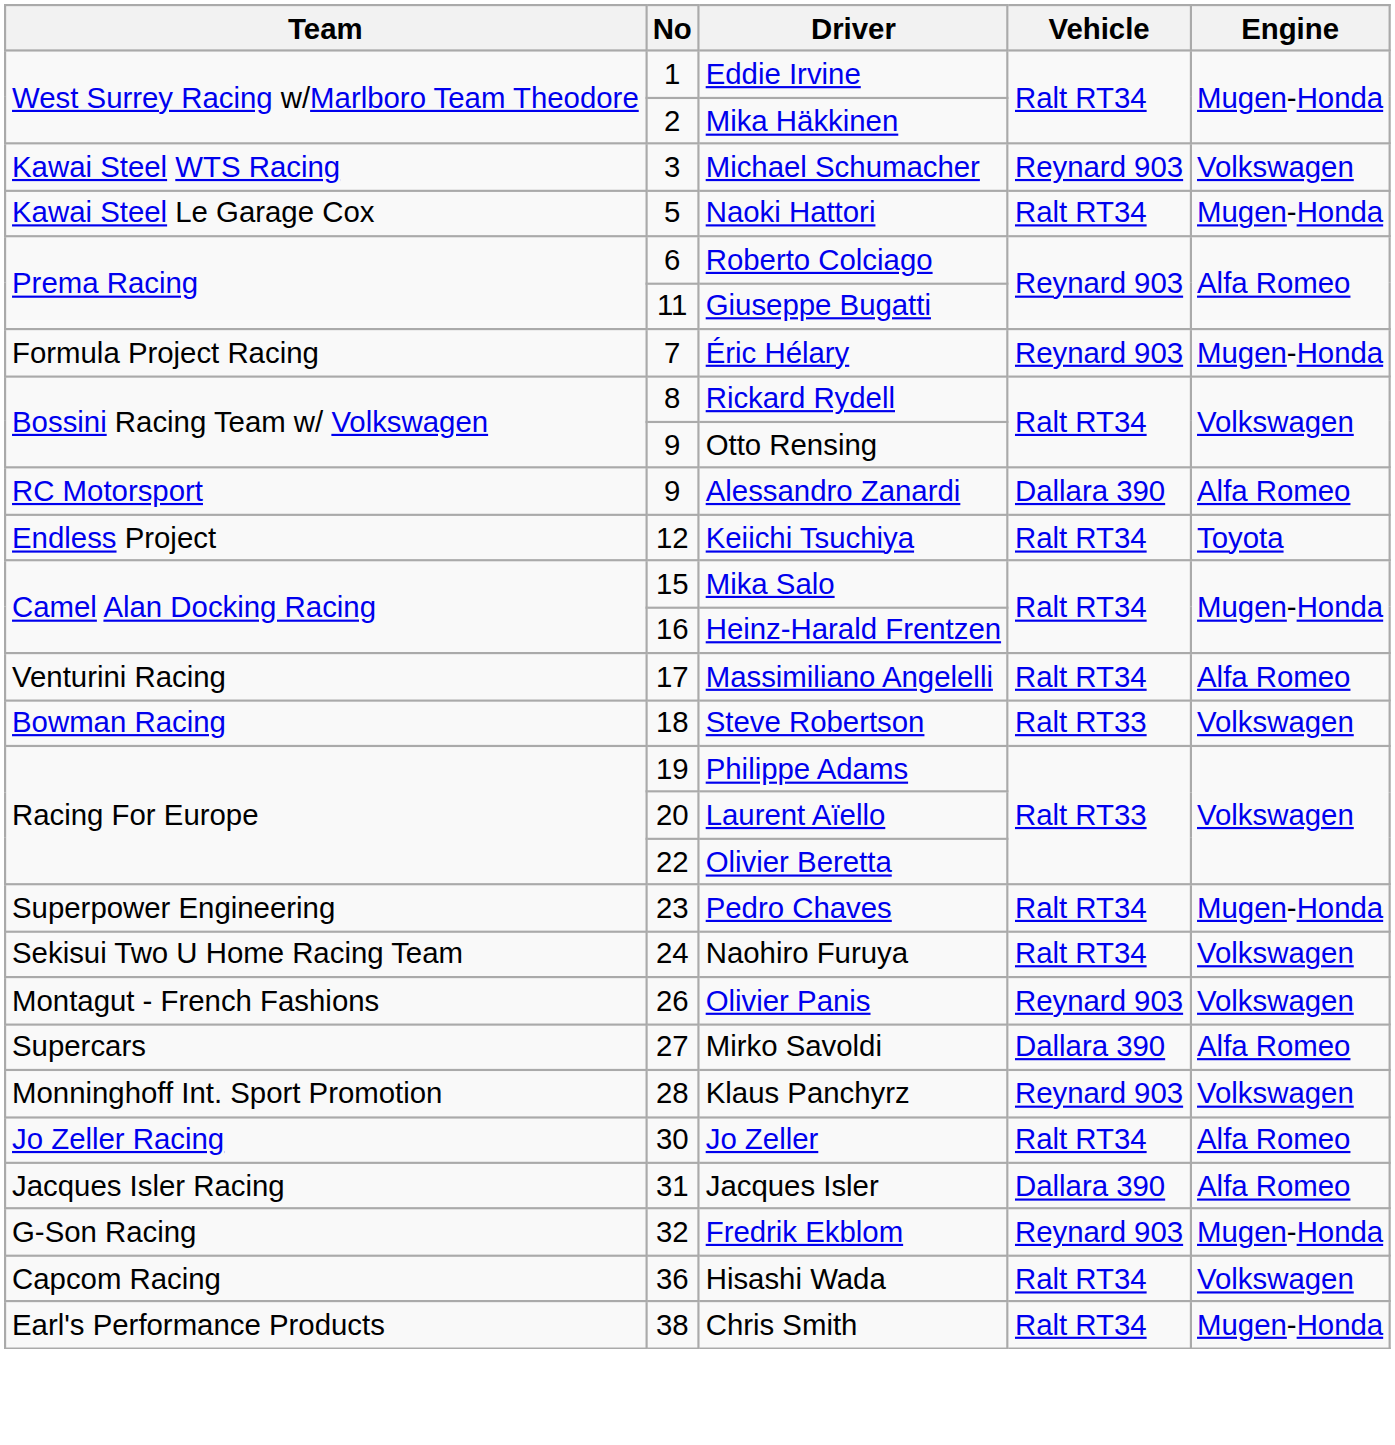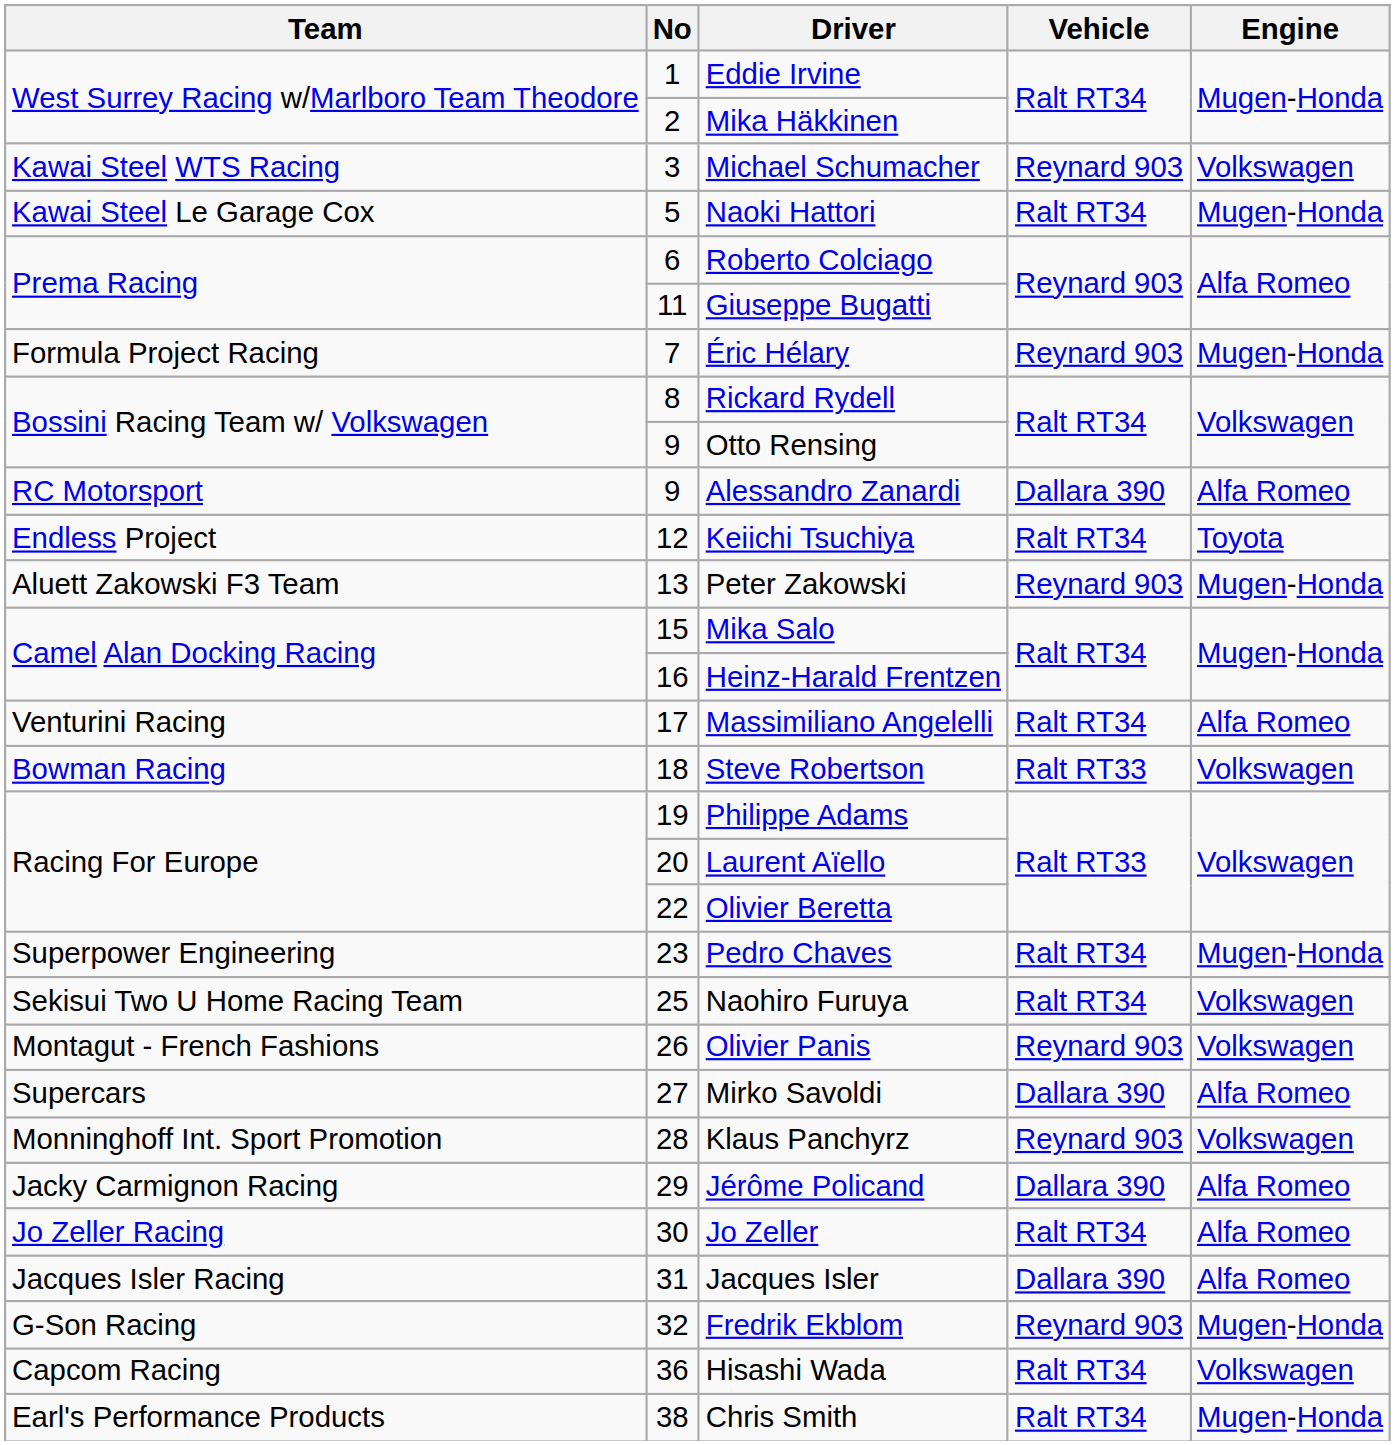+ row: (806, 583)
(672, 954) 24 -> (672, 1000) 25
+ row: (815, 1185)
